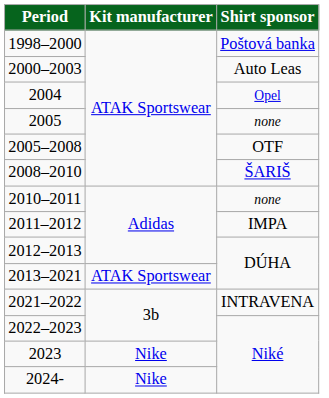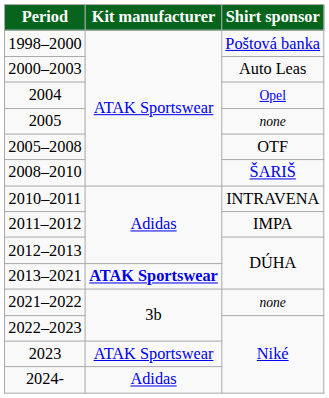(268, 199) none -> (273, 198) INTRAVENA
(151, 276) normal -> (154, 276) bold
(268, 302) INTRAVENA -> (273, 303) none
(151, 353) Nike -> (154, 353) ATAK Sportswear
(151, 379) Nike -> (154, 379) Adidas
